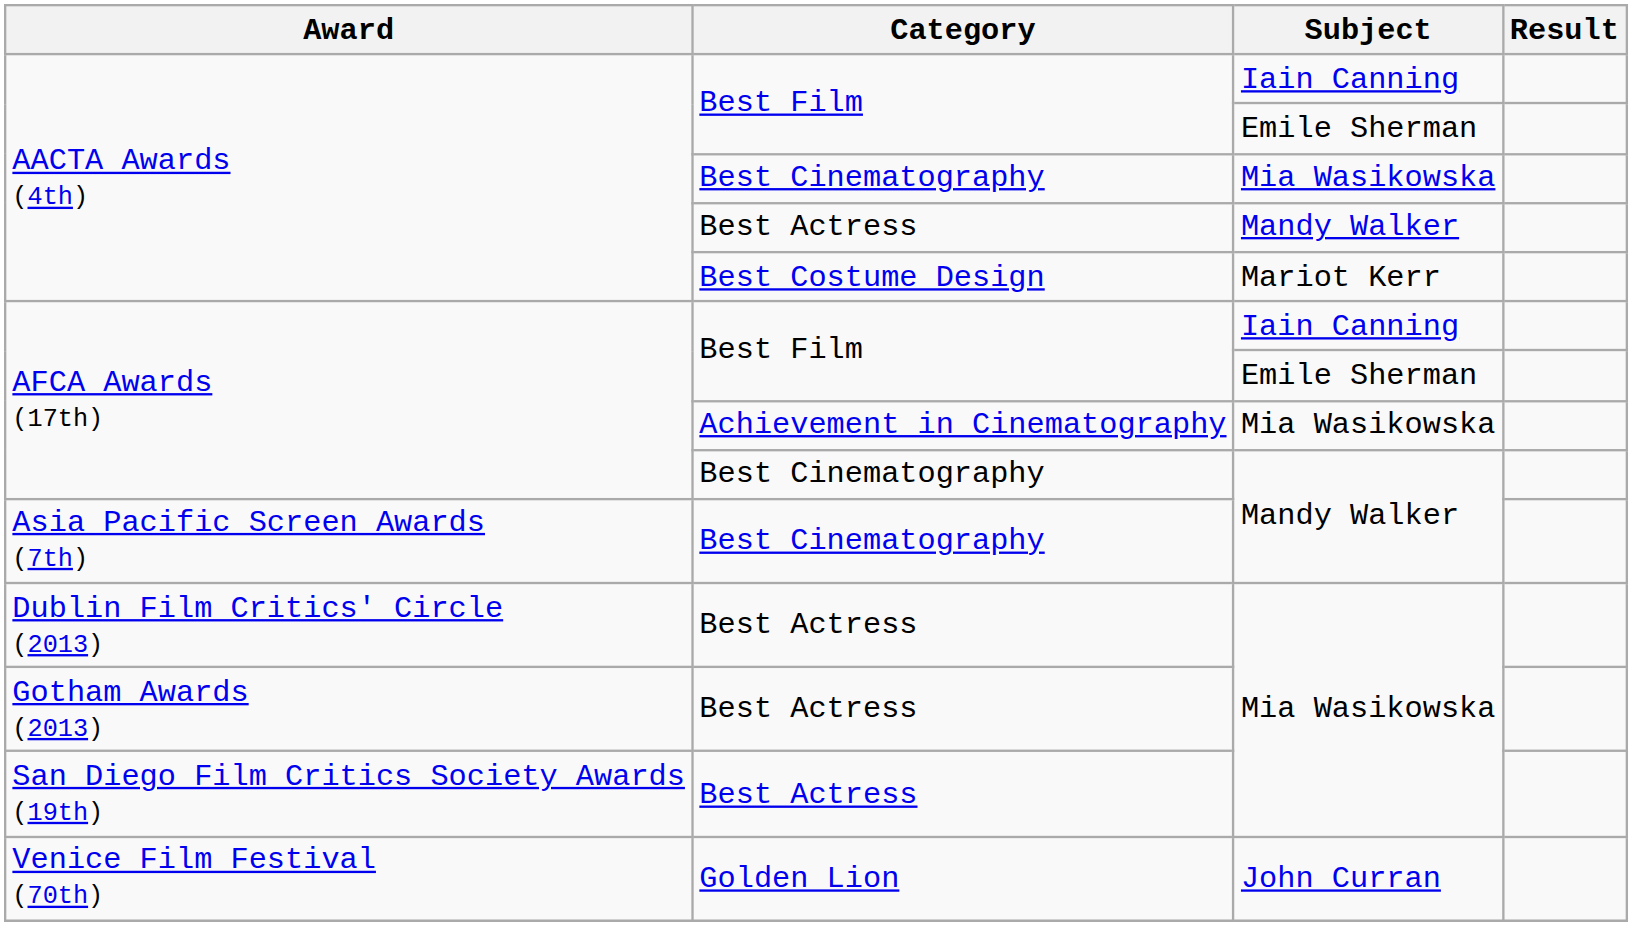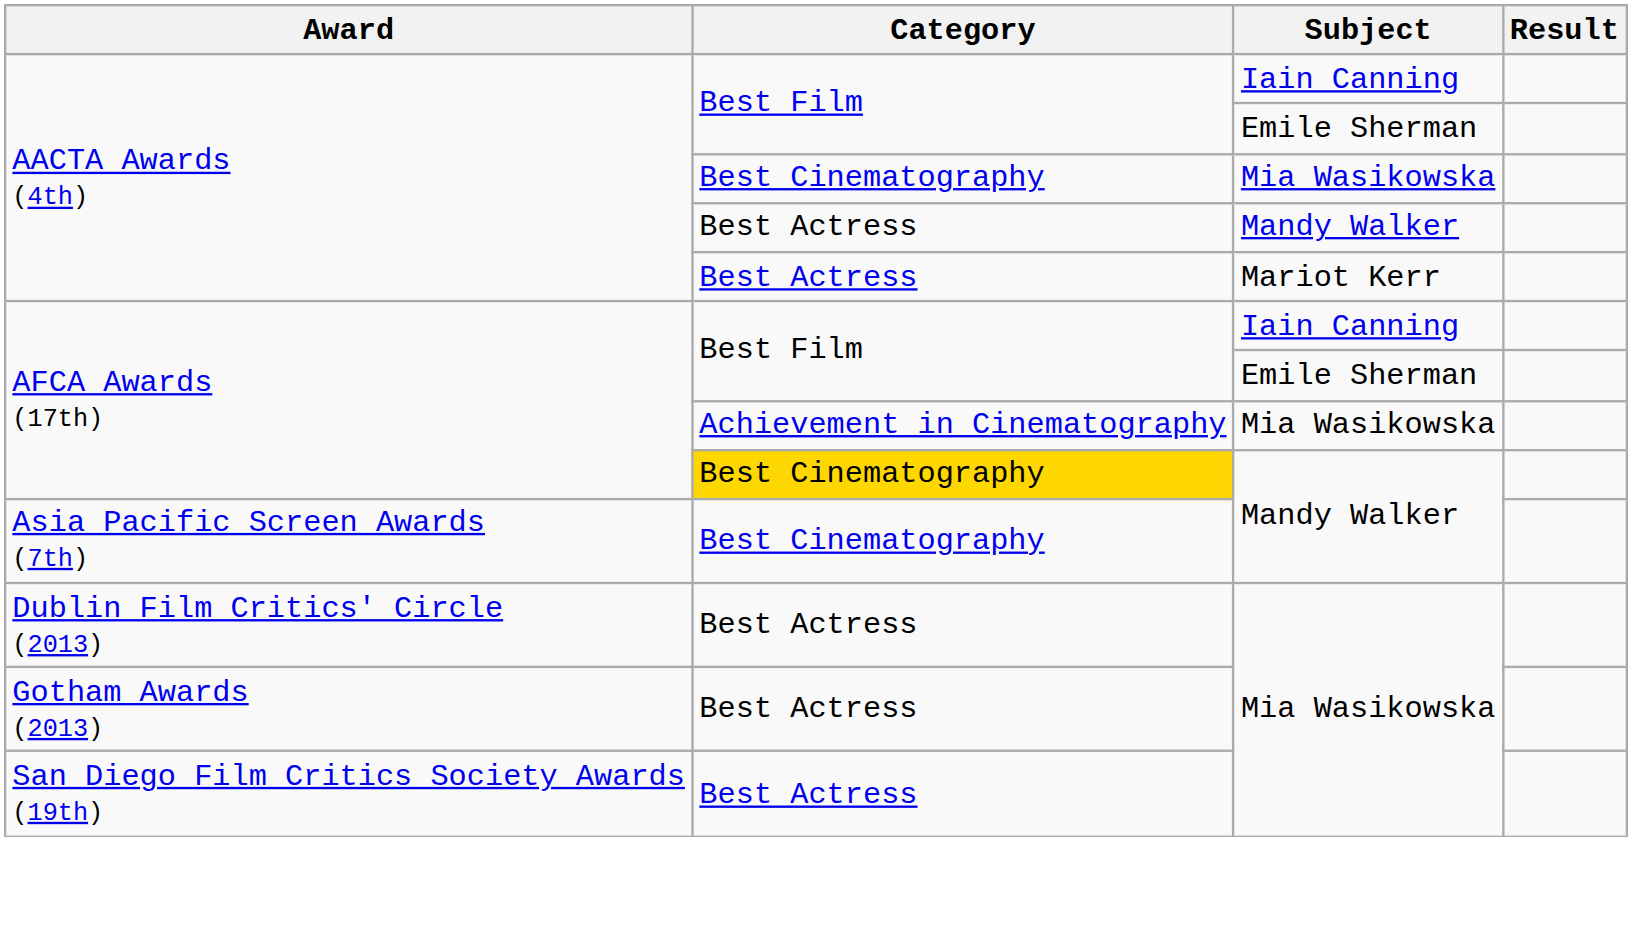(872, 277) Best Costume Design -> (808, 277) Best Actress
(872, 474) no background -> (872, 474) gold background
- row: (194, 877)
